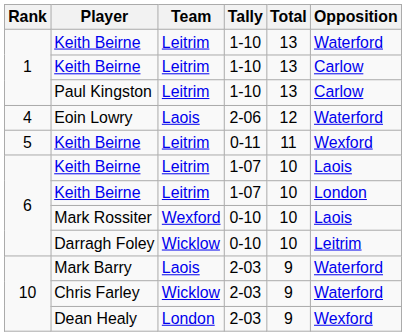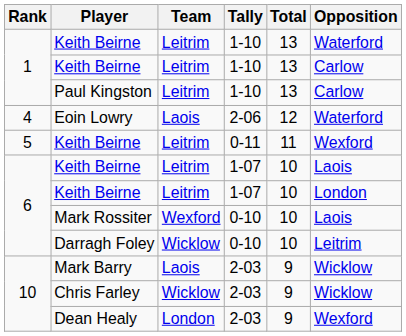(349, 268) Waterford -> (343, 268) Wicklow
(349, 293) Waterford -> (343, 293) Wicklow
